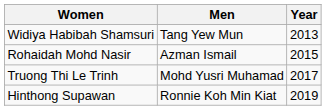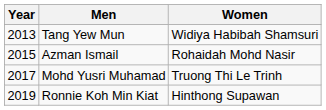columns swapped: (304, 15) <-> (81, 15)
